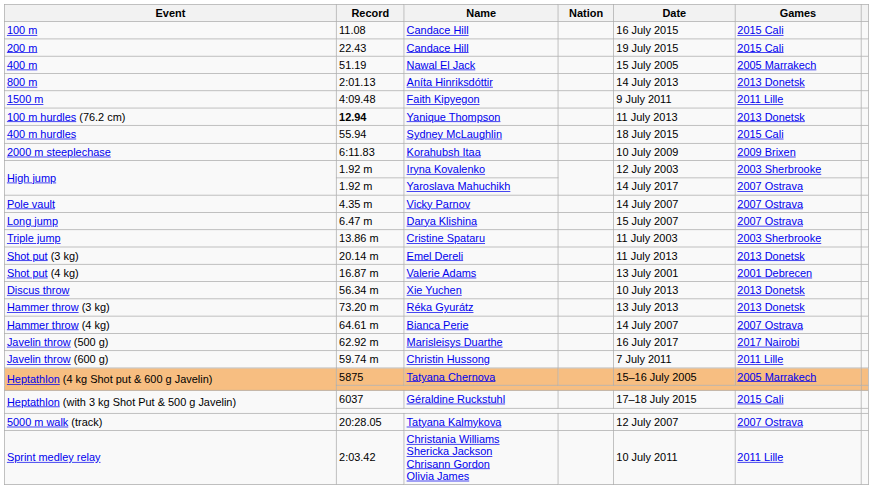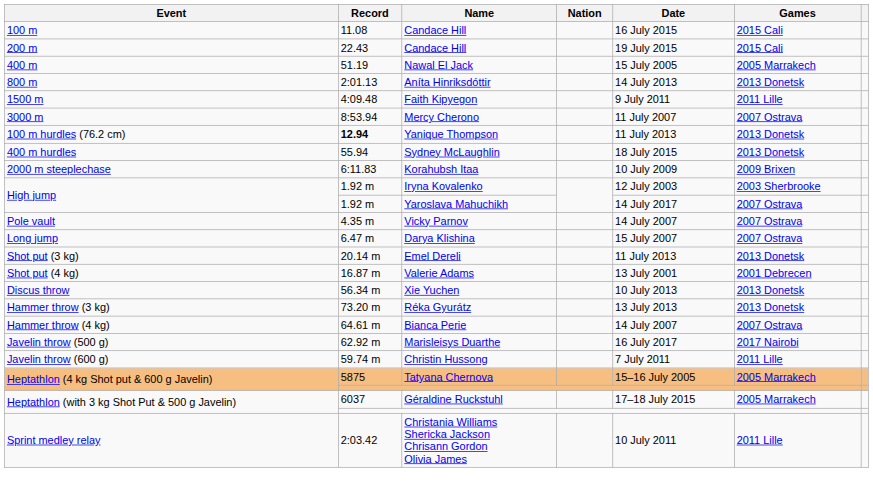+ row: (25, 117)
(760, 134) 2015 Cali -> (770, 152) 2013 Donetsk
- row: (34, 238)
(760, 399) 2015 Cali -> (776, 399) 2005 Marrakech
- row: (55, 422)
